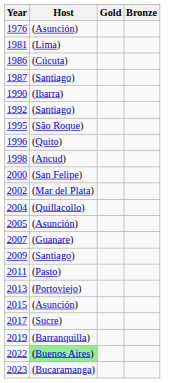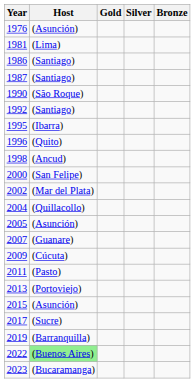+ column: (139, 12)
(50, 61) (Cúcuta) -> (53, 61) (Santiago)
(48, 93) (Ibarra) -> (58, 93) (São Roque)
(58, 126) (São Roque) -> (48, 126) (Ibarra)
(53, 256) (Santiago) -> (50, 256) (Cúcuta)
